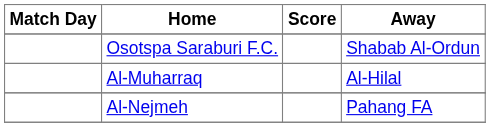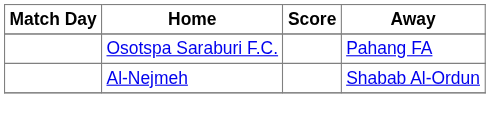(413, 48) Shabab Al-Ordun -> (389, 48) Pahang FA
- row: (154, 78)
(389, 107) Pahang FA -> (413, 78) Shabab Al-Ordun
